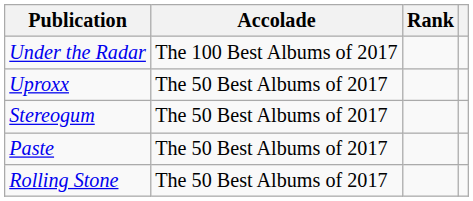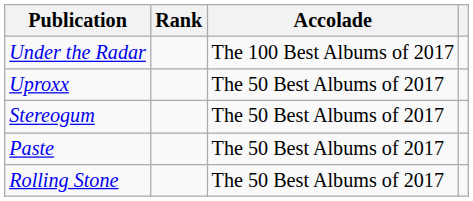columns swapped: (276, 20) <-> (431, 20)
